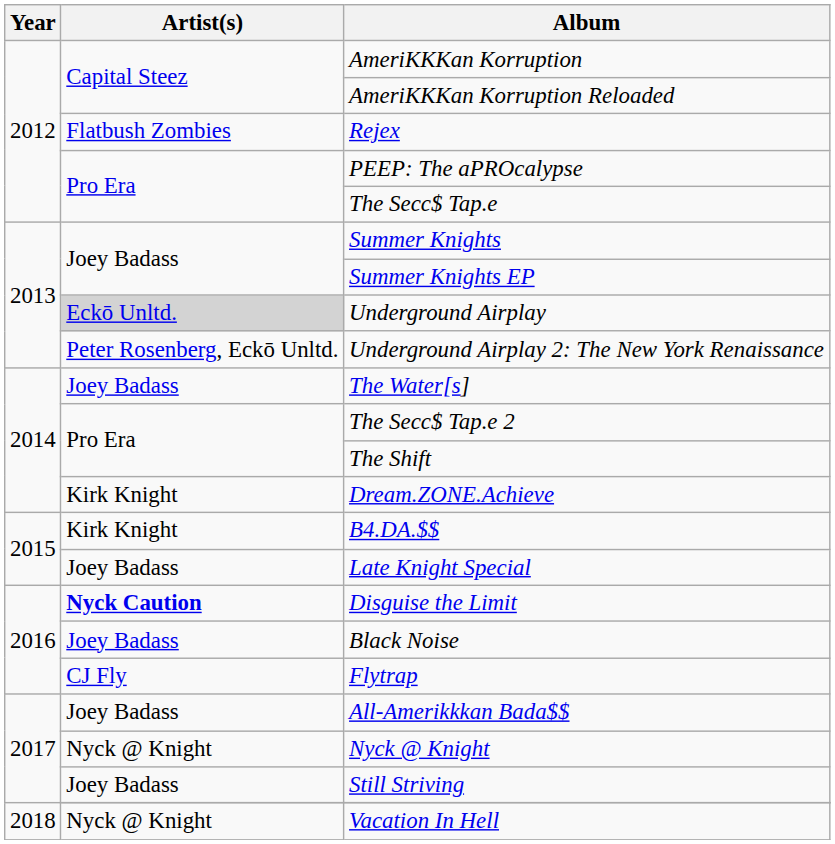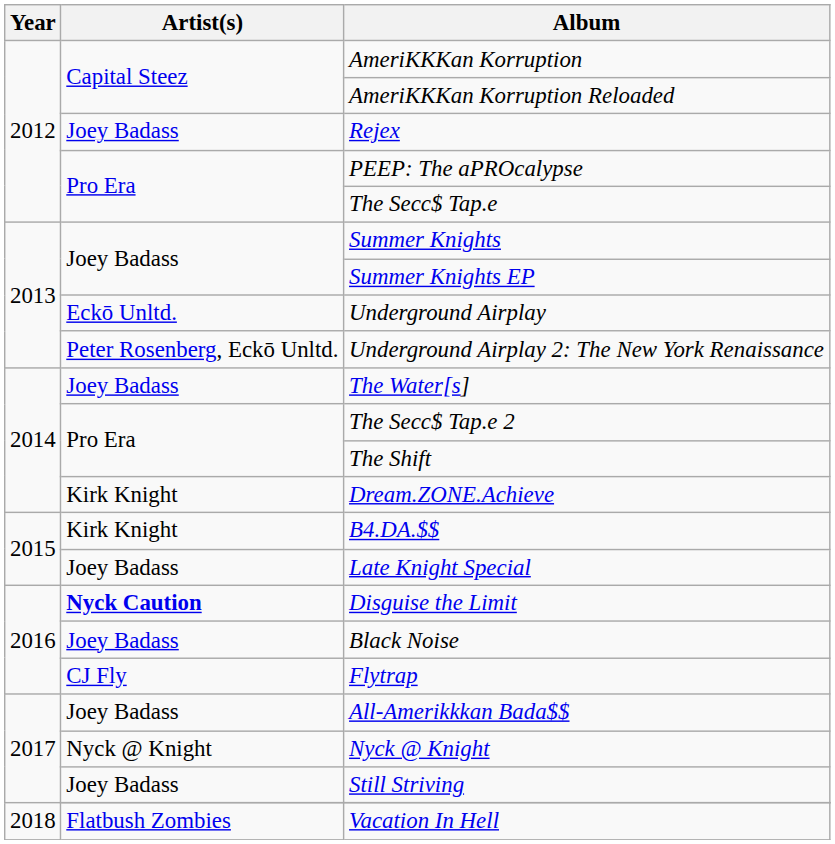(149, 131) Flatbush Zombies -> (123, 131) Joey Badass
(122, 312) lightgrey background -> (122, 312) no background
(139, 820) Nyck @ Knight -> (149, 820) Flatbush Zombies
